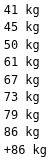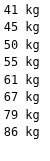+ row: (22, 62)
- row: (22, 97)
- row: (25, 150)
